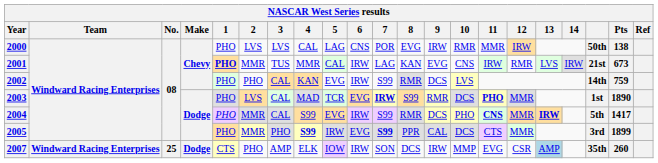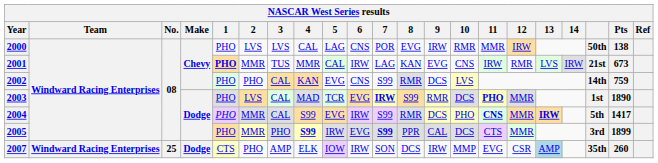(360, 81) IRW -> (360, 81) CNS
